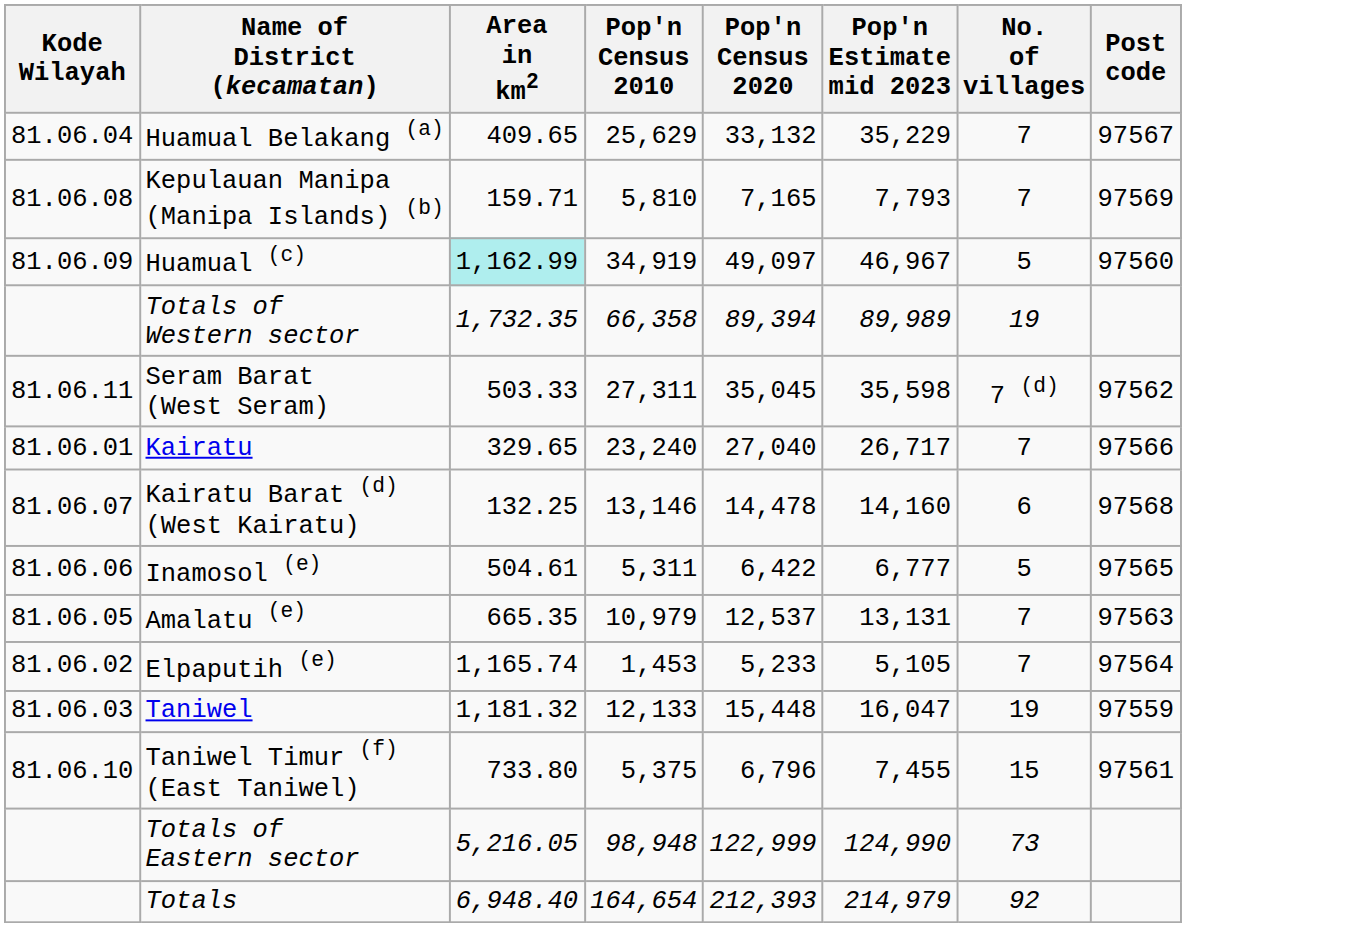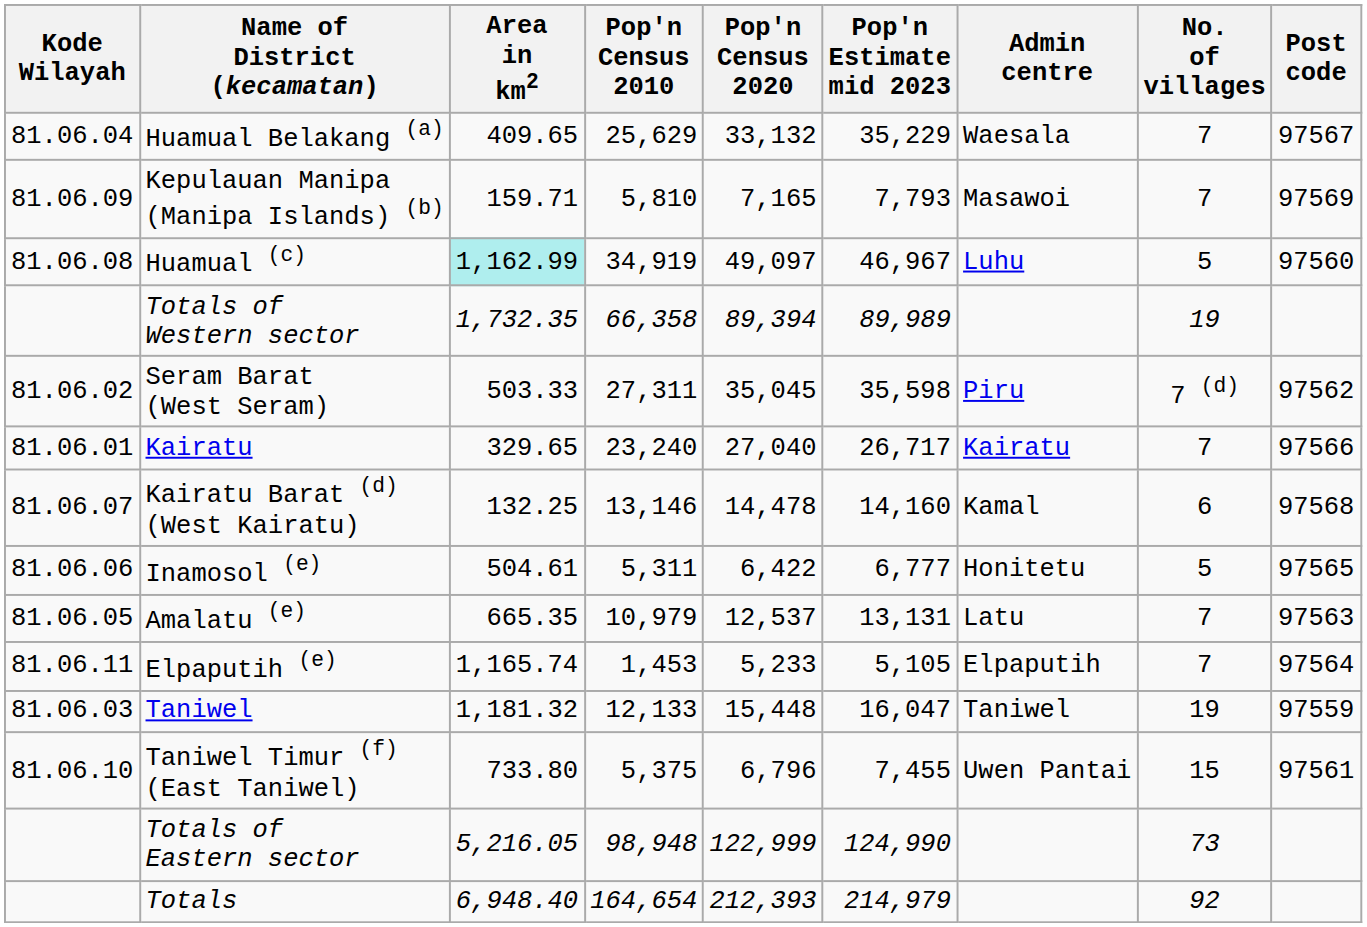+ column: (1047, 58)
(72, 199) 81.06.08 -> (72, 199) 81.06.09
(72, 261) 81.06.09 -> (72, 261) 81.06.08
(72, 392) 81.06.11 -> (72, 392) 81.06.02
(72, 666) 81.06.02 -> (72, 666) 81.06.11
